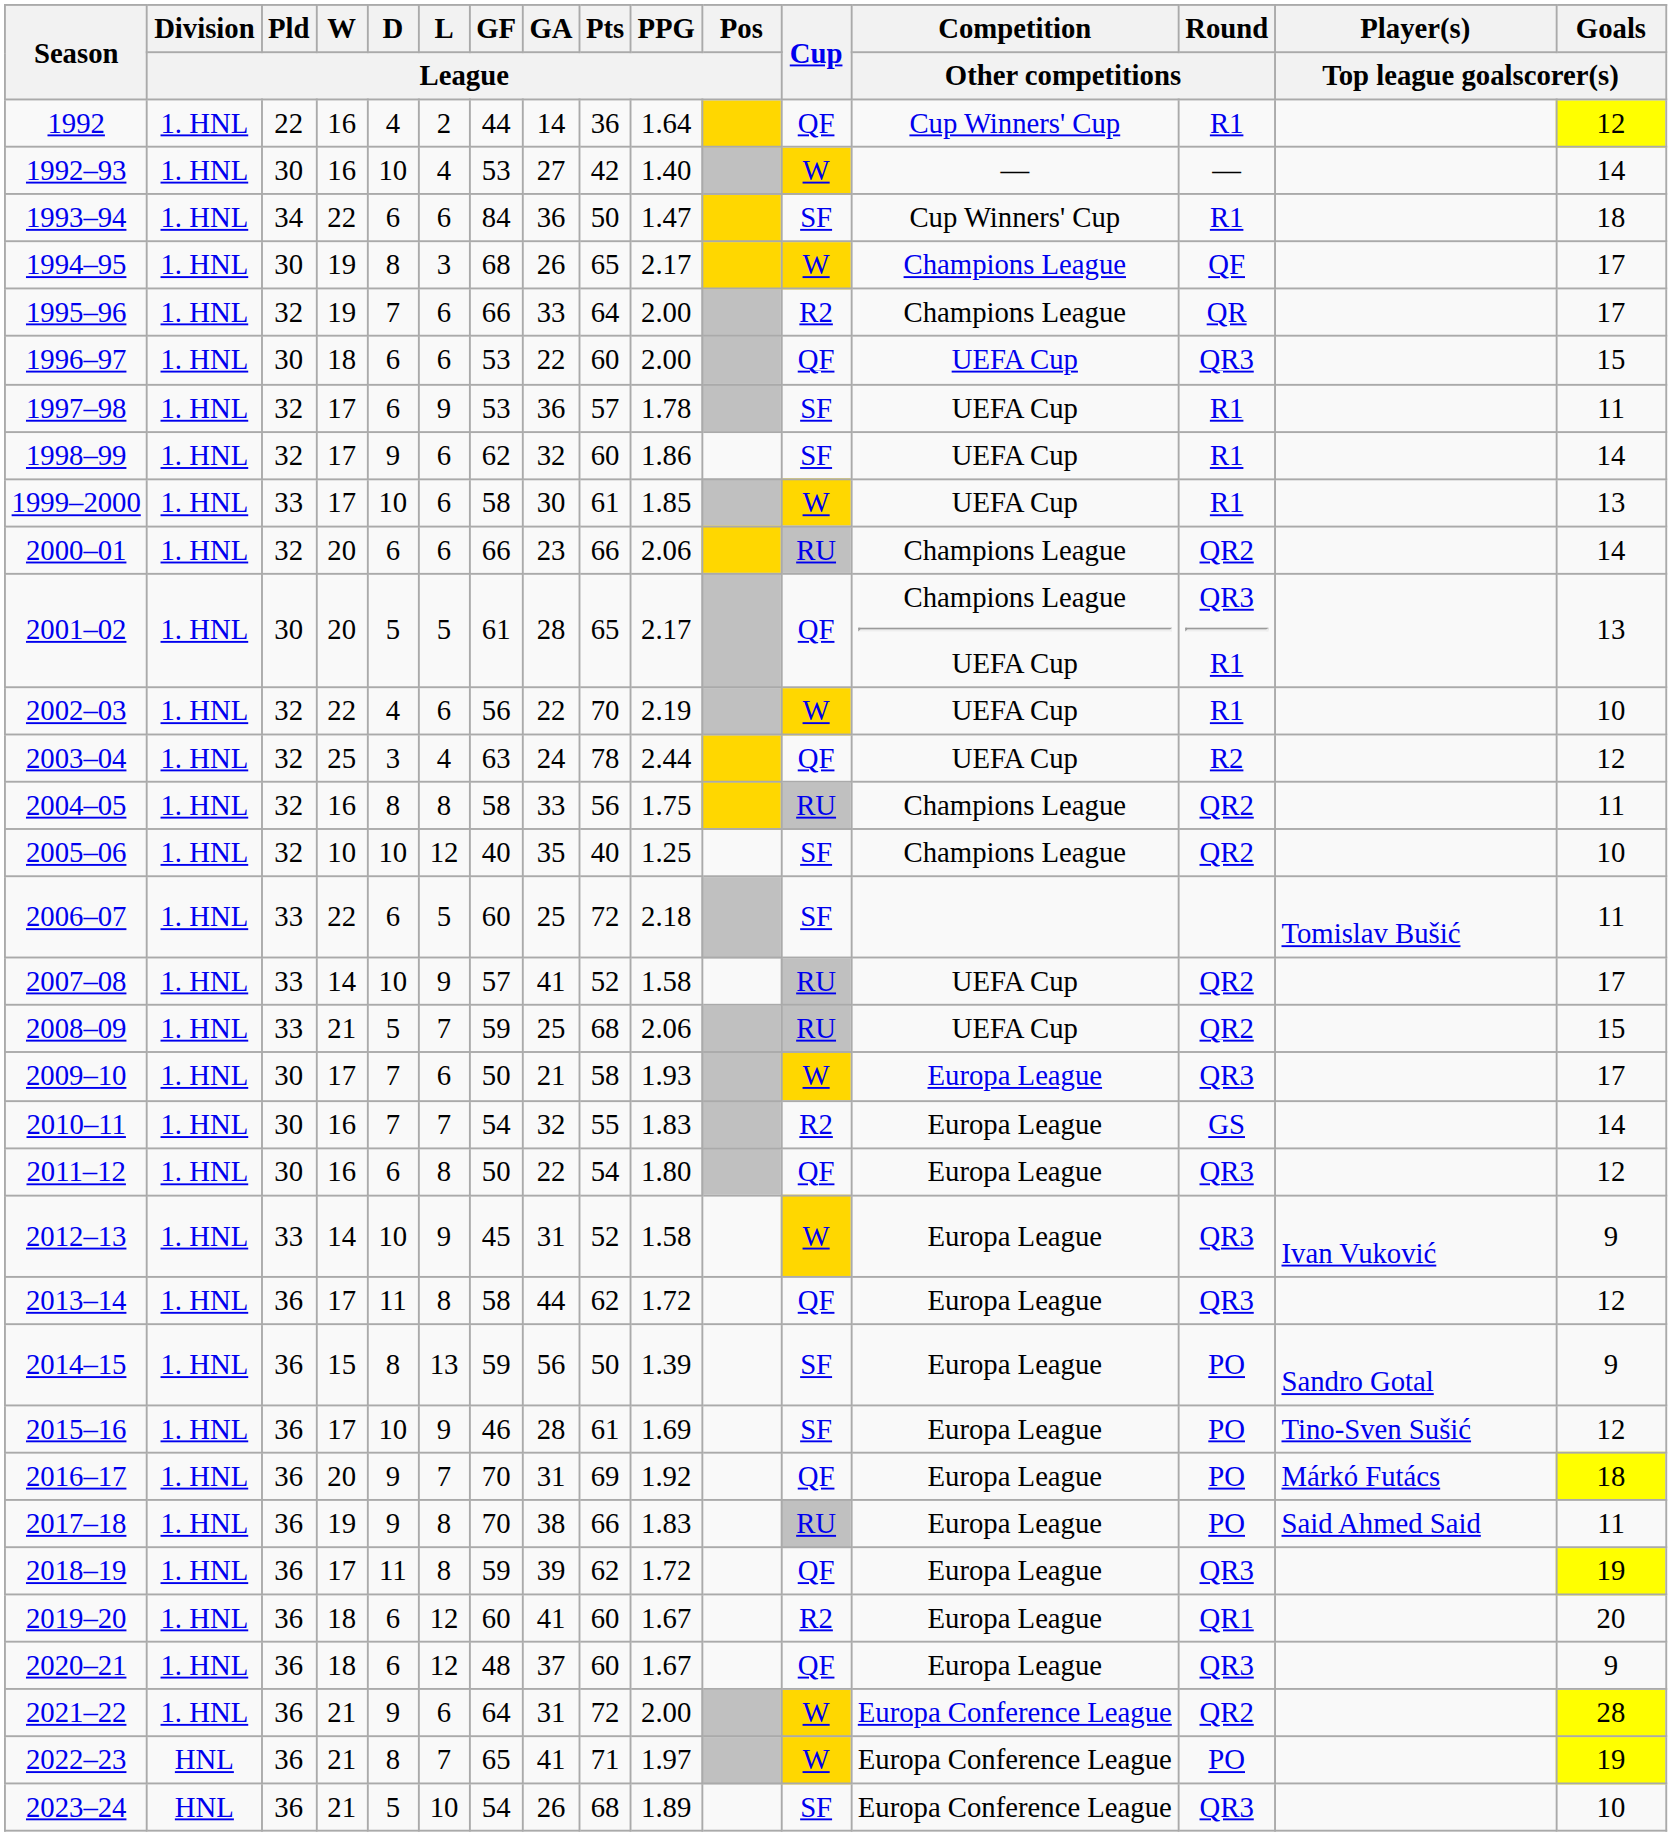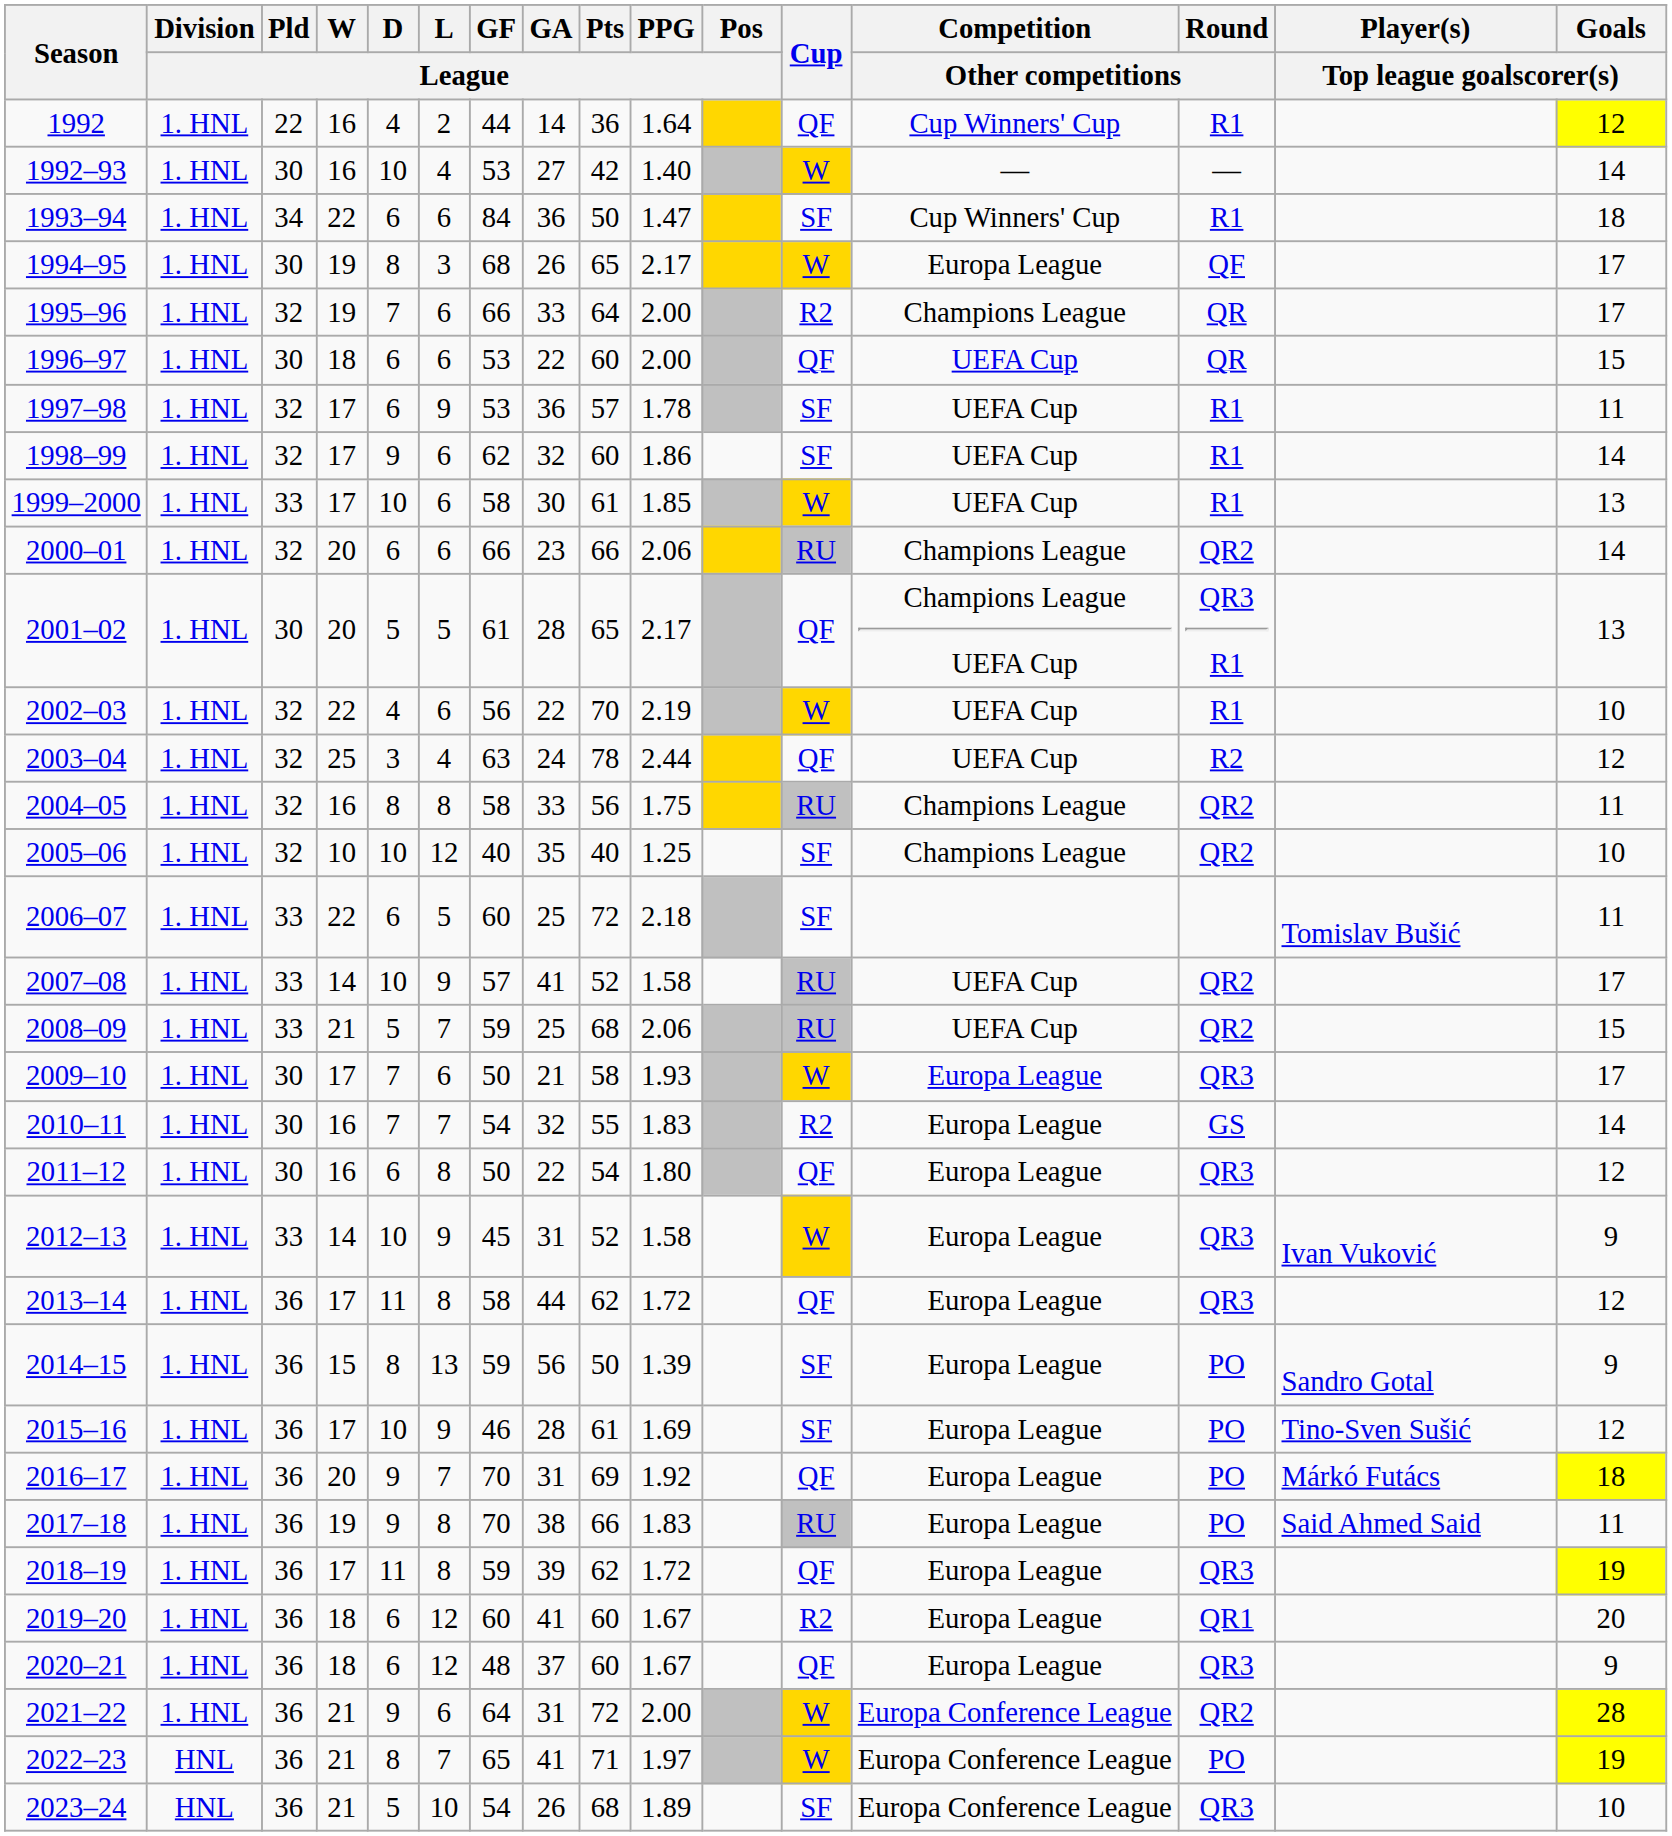(1015, 265) Champions League -> (1015, 265) Europa League
(1227, 359) QR3 -> (1227, 359) QR
